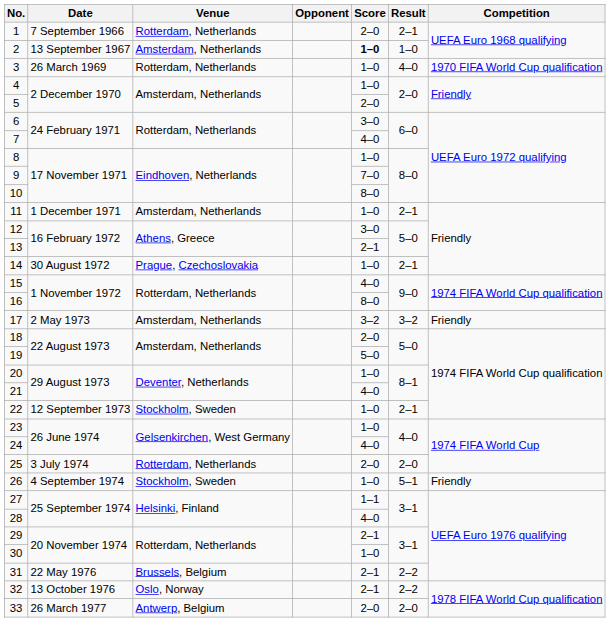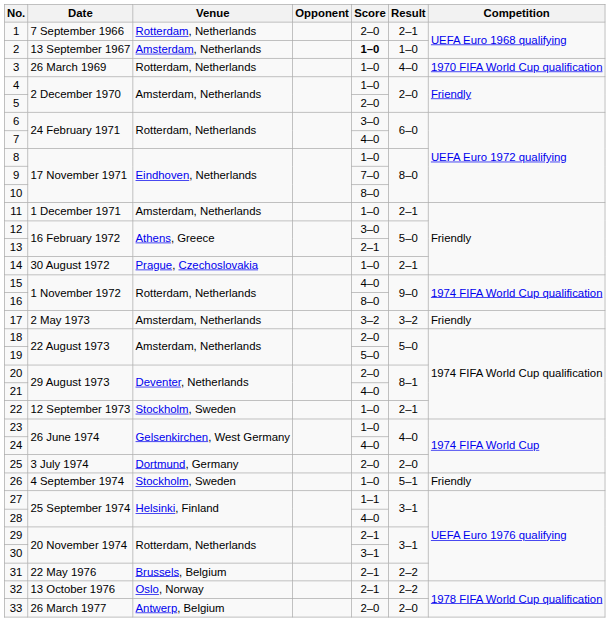(370, 373) 1–0 -> (370, 373) 2–0
(196, 463) Rotterdam, Netherlands -> (187, 463) Dortmund, Germany
(370, 553) 1–0 -> (370, 553) 3–1
